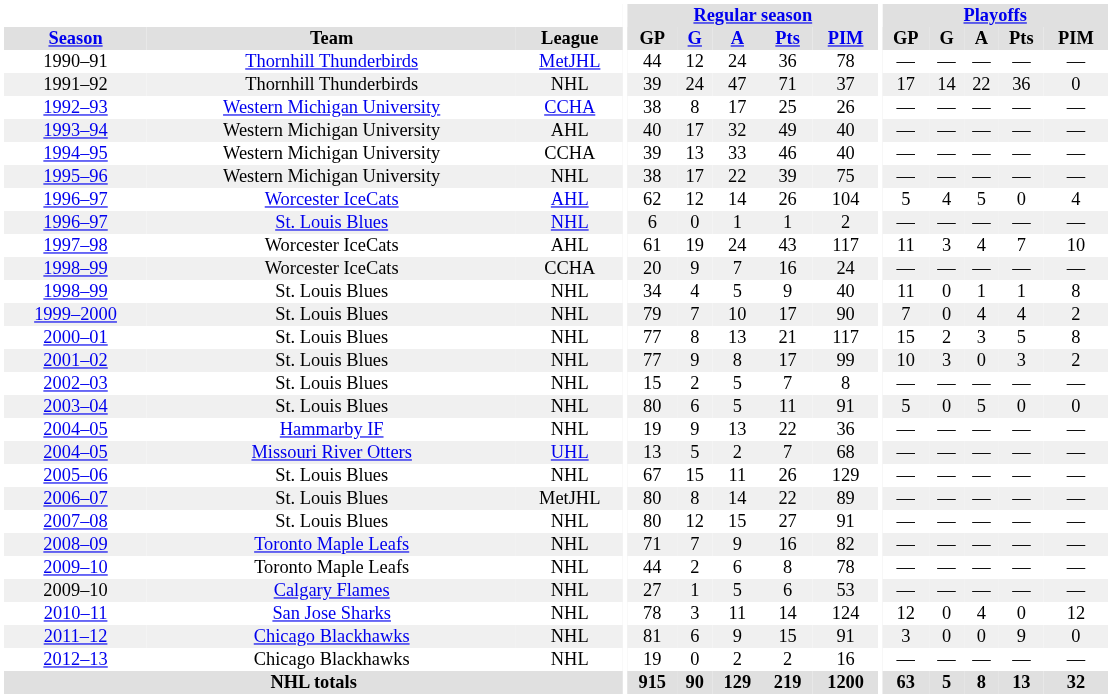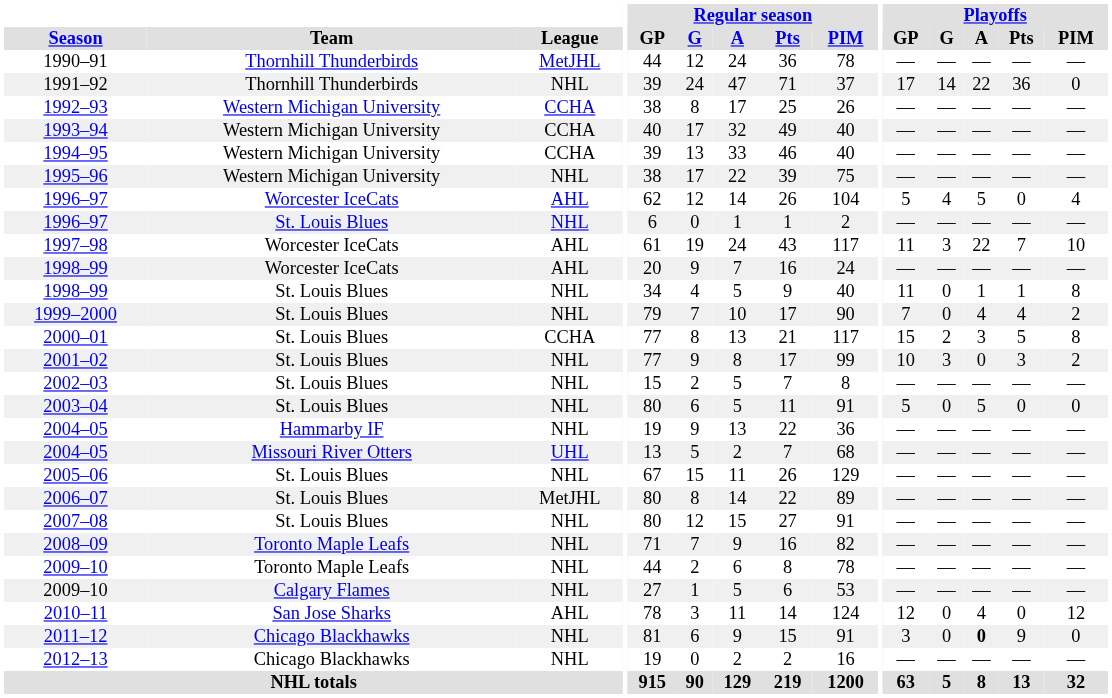(570, 130) AHL -> (570, 130) CCHA
(981, 245) 4 -> (981, 245) 22
(570, 268) CCHA -> (570, 268) AHL
(570, 337) NHL -> (570, 337) CCHA
(570, 613) NHL -> (570, 613) AHL
(981, 636) normal -> (981, 636) bold
